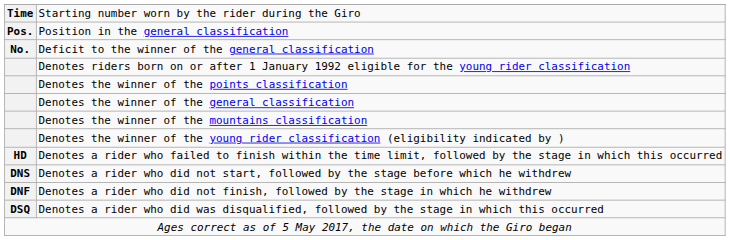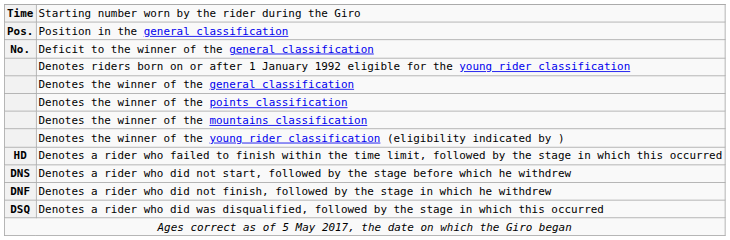rows swapped: (196, 102) <-> (193, 85)
